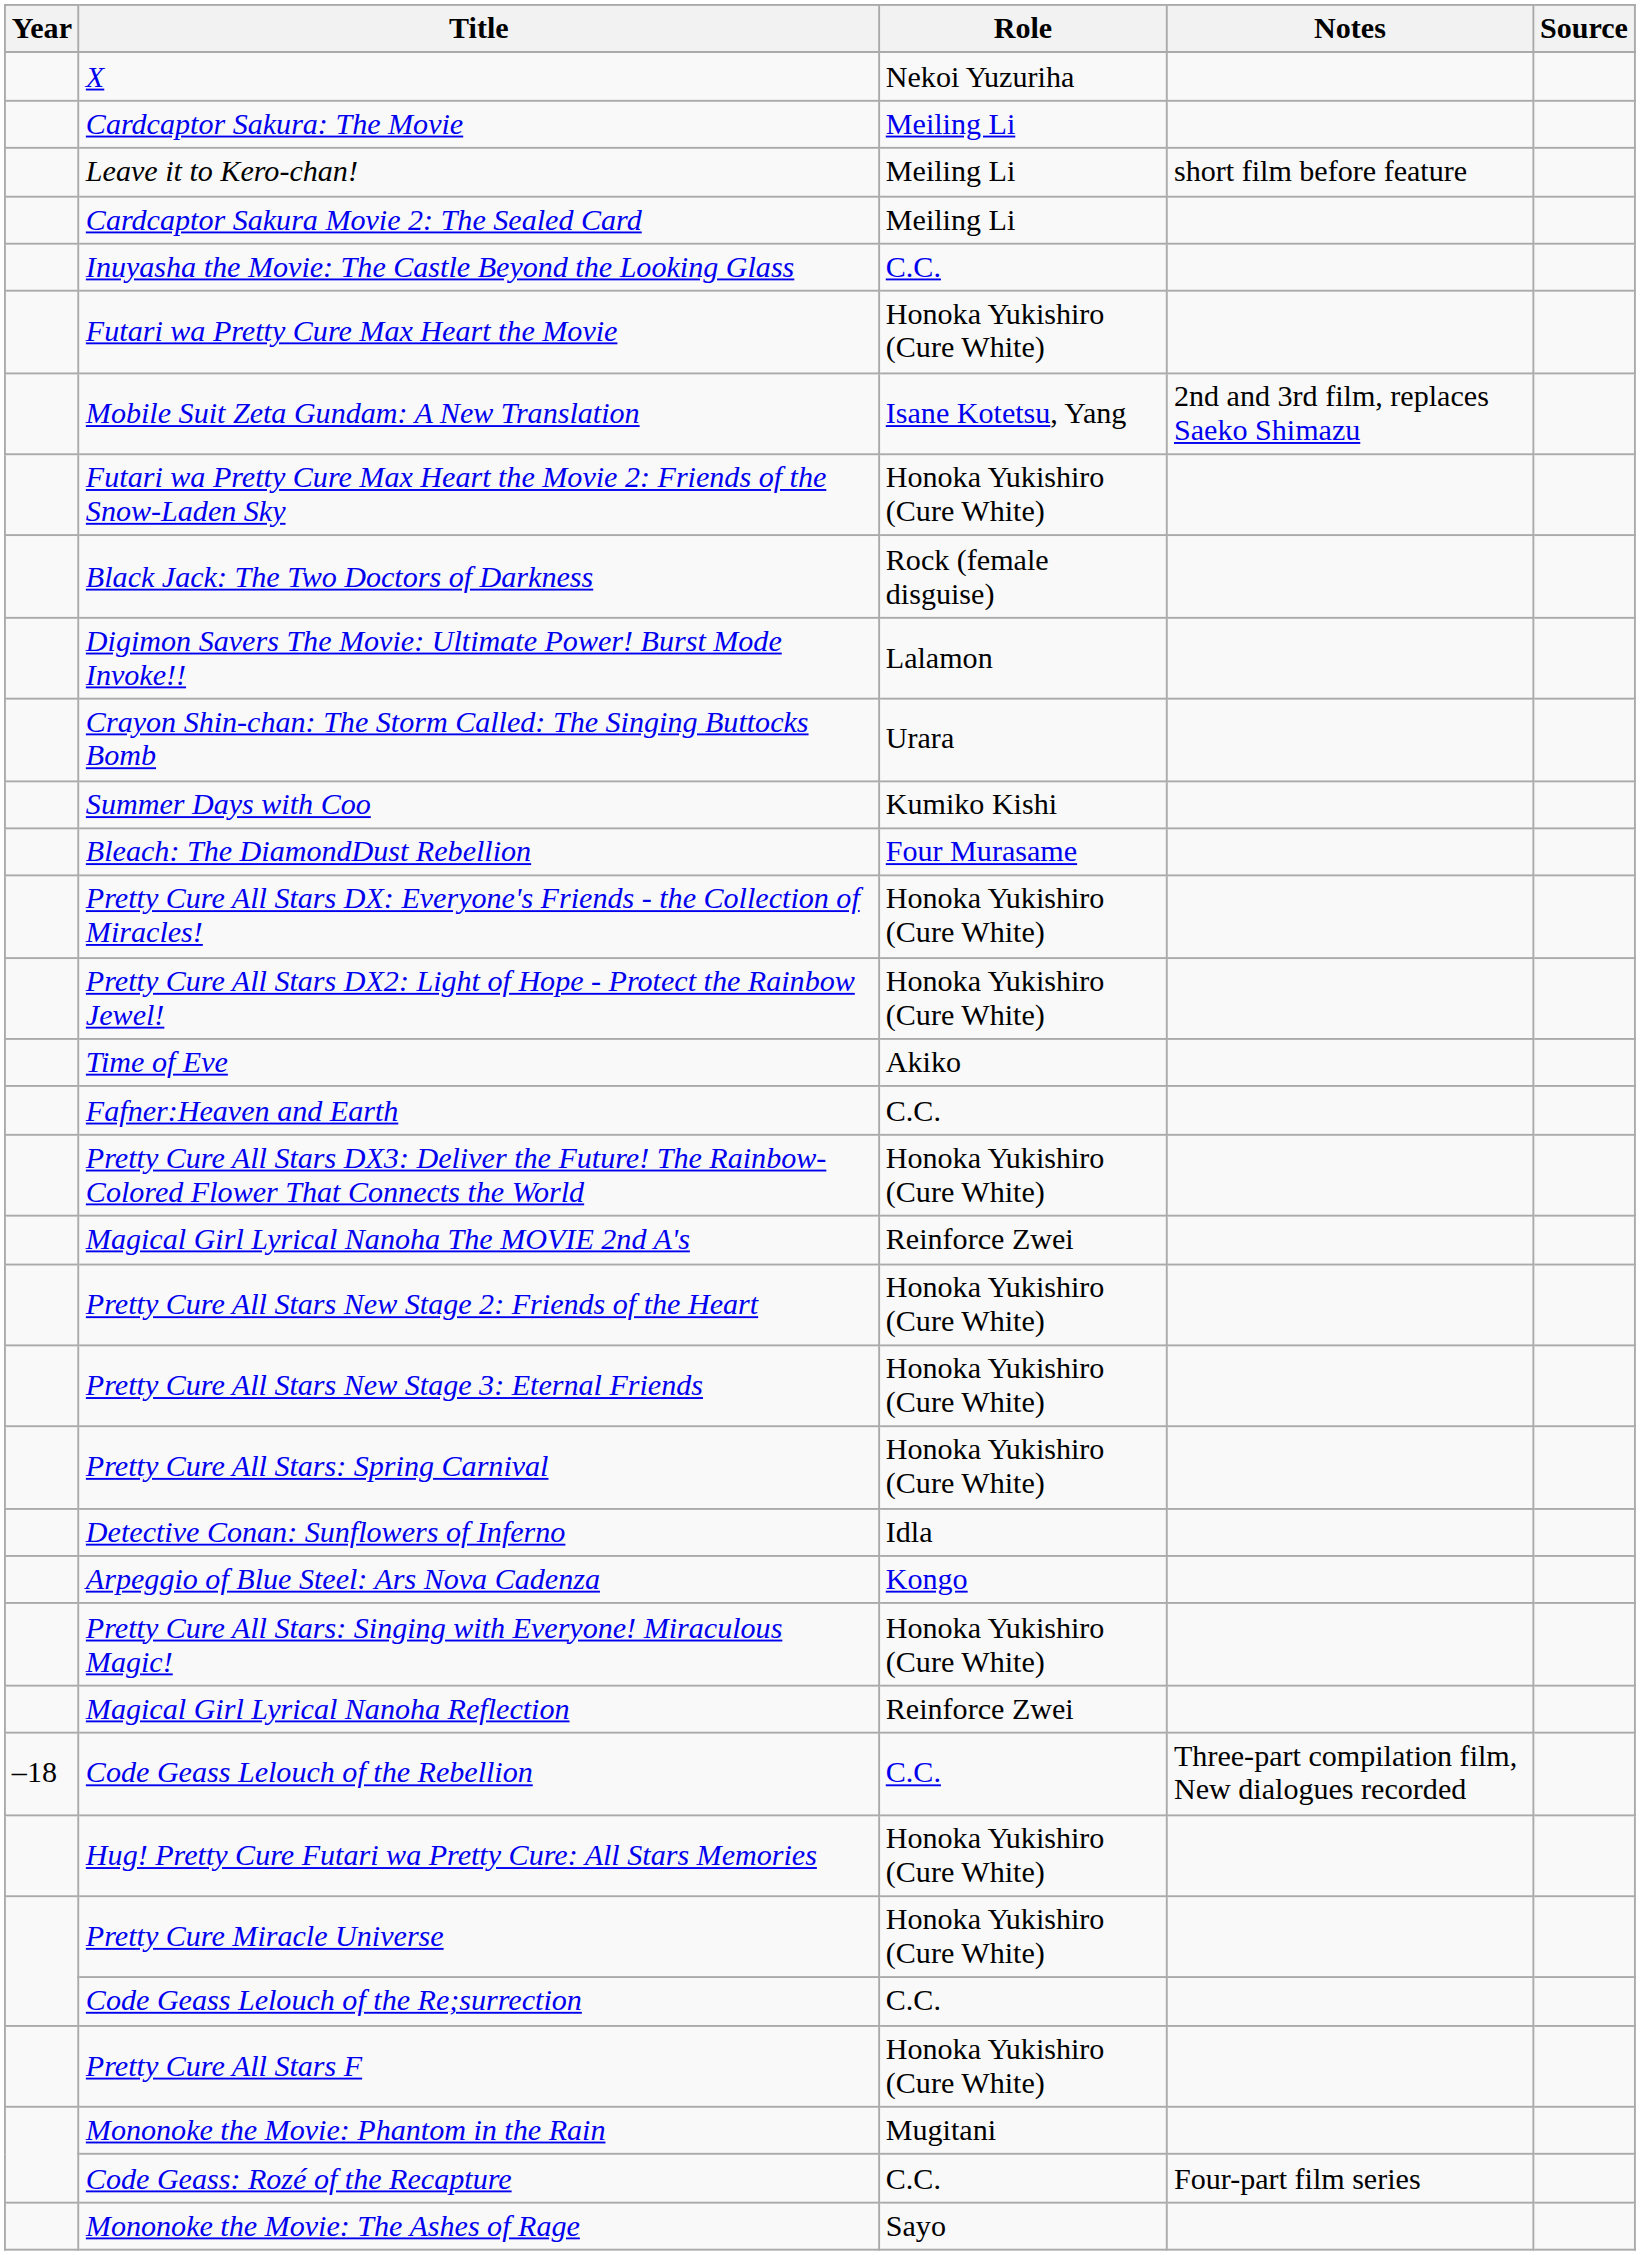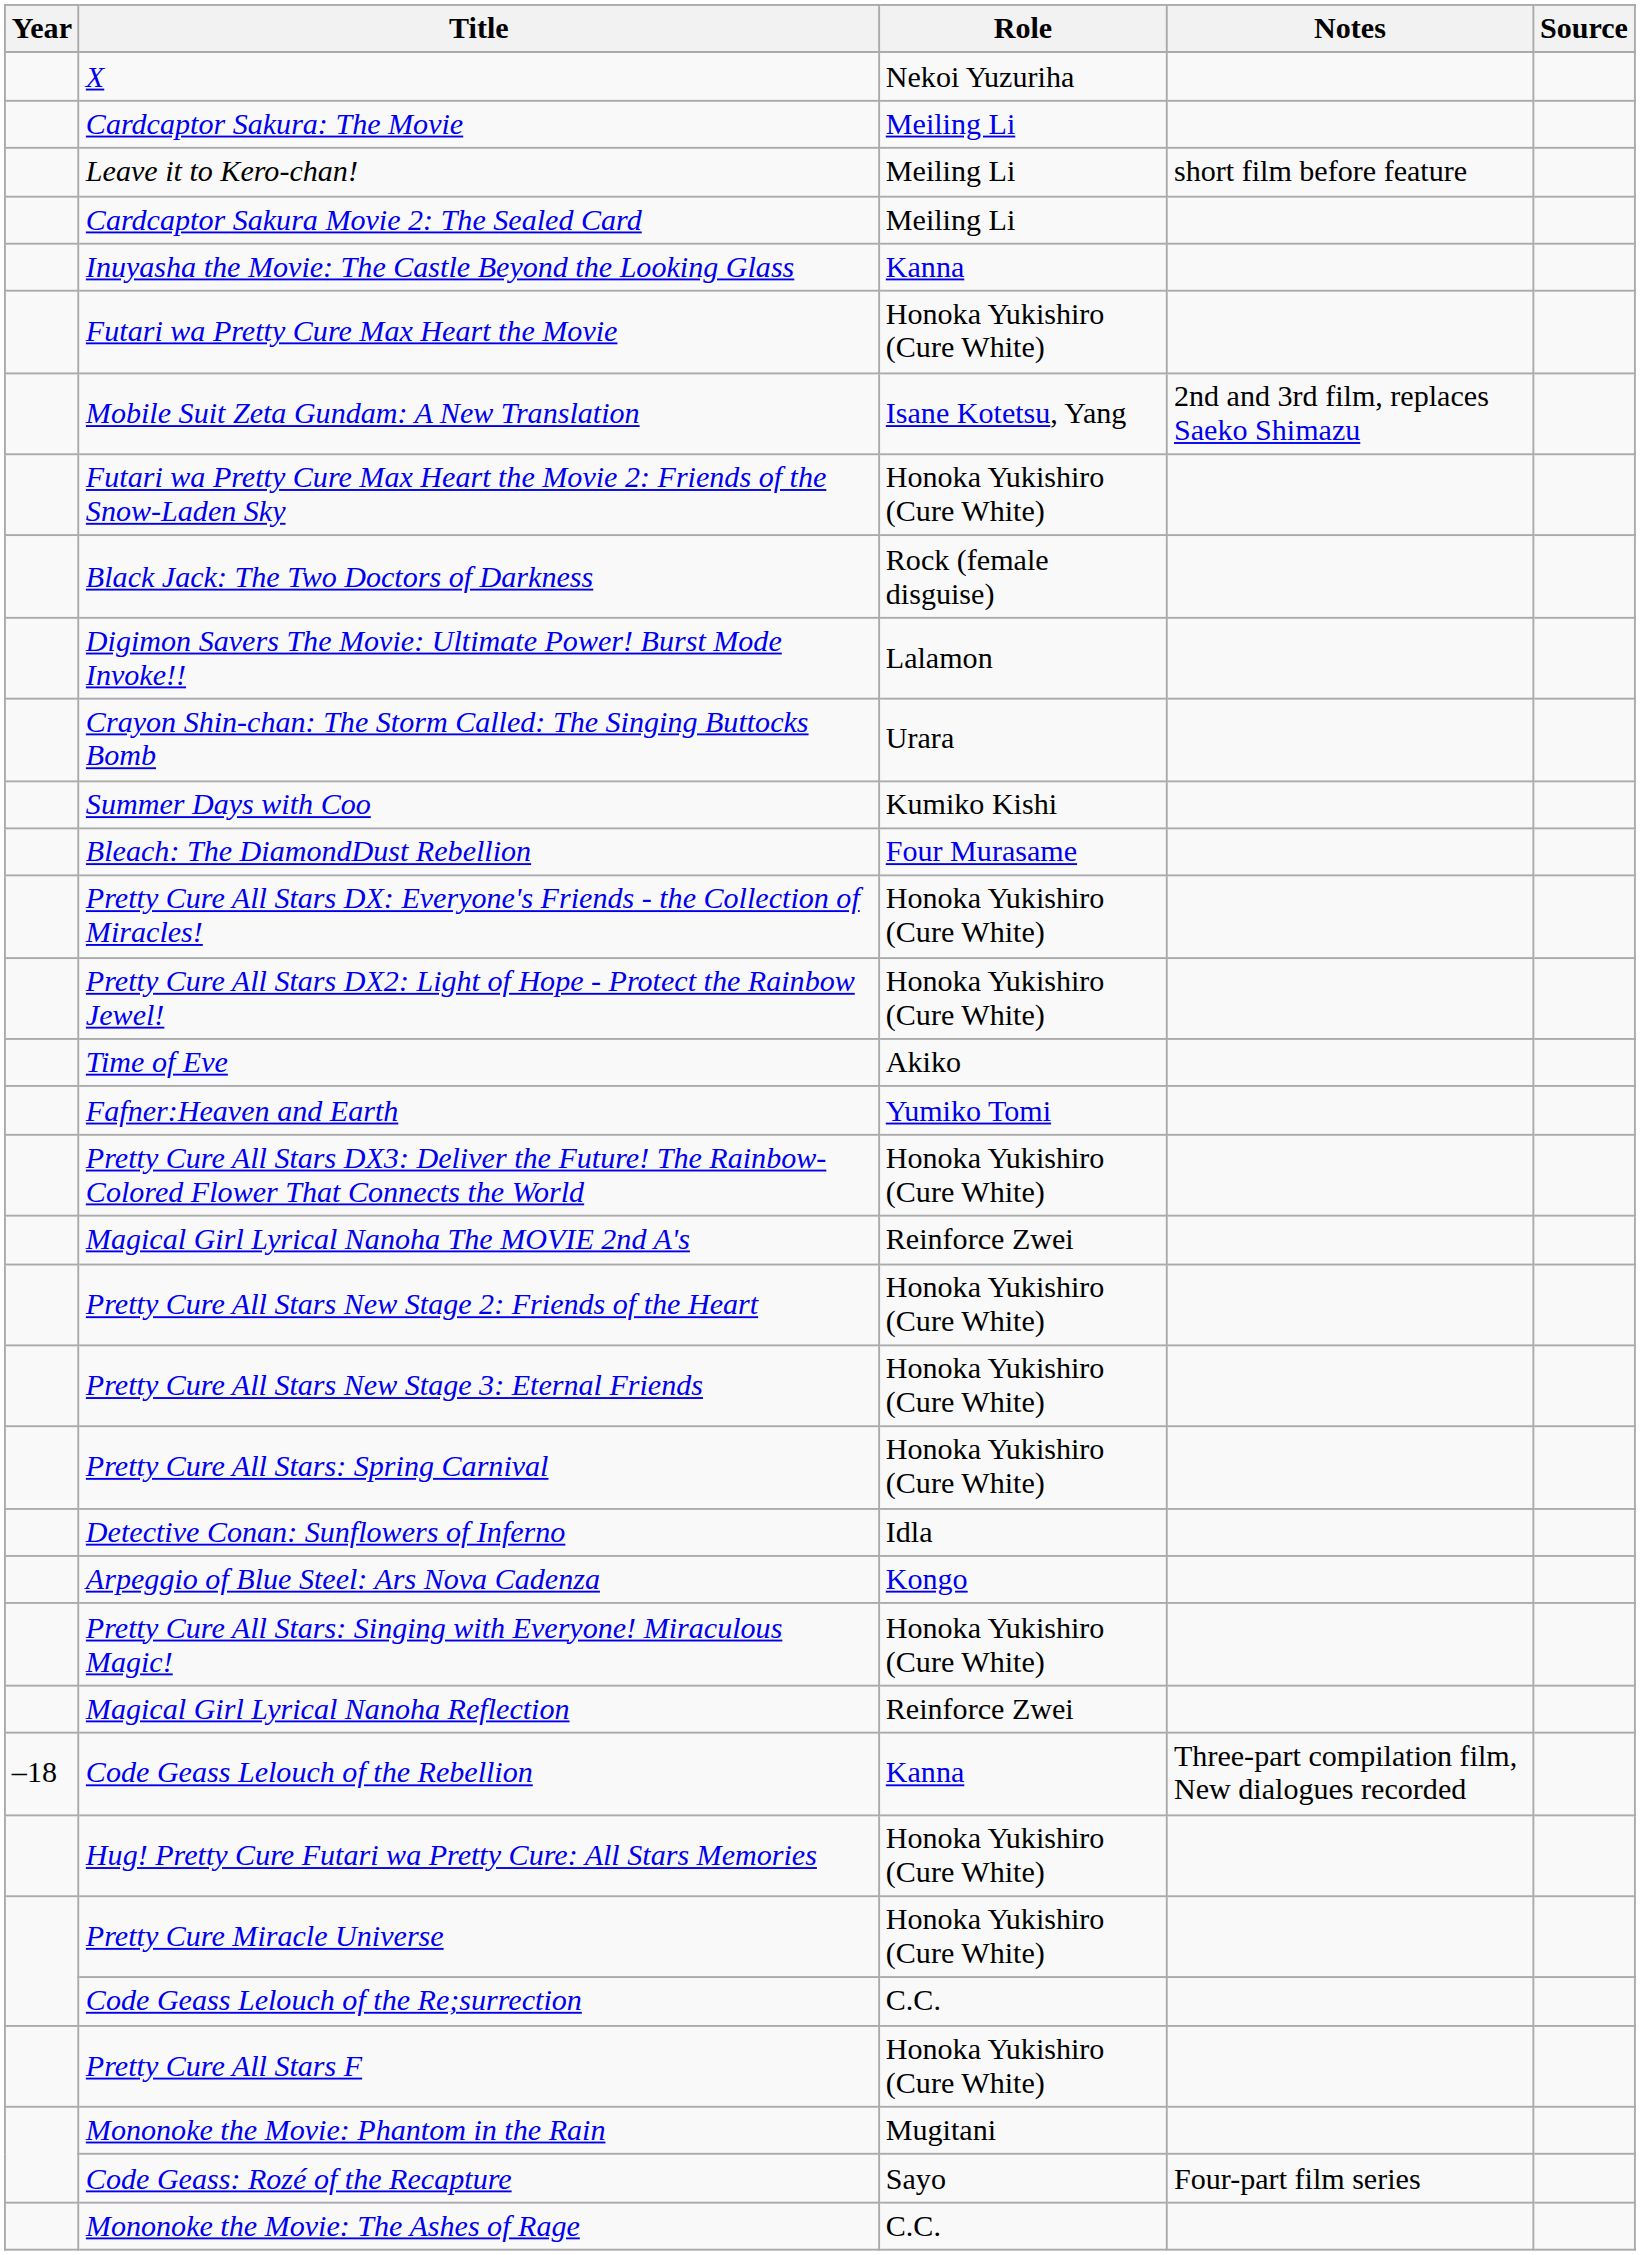(913, 266) C.C. -> (925, 266) Kanna
(913, 1110) C.C. -> (968, 1110) Yumiko Tomi
(913, 1773) C.C. -> (925, 1773) Kanna
(913, 2177) C.C. -> (916, 2177) Sayo
(916, 2225) Sayo -> (913, 2225) C.C.
